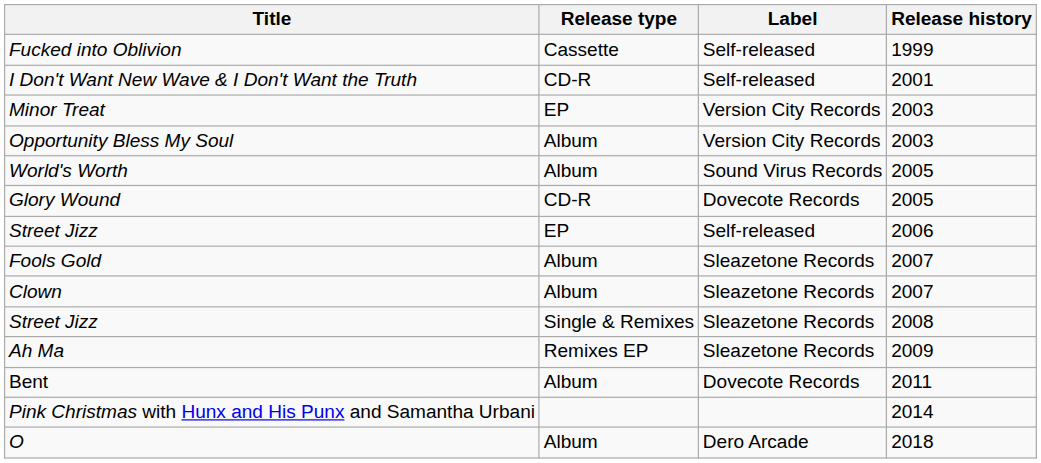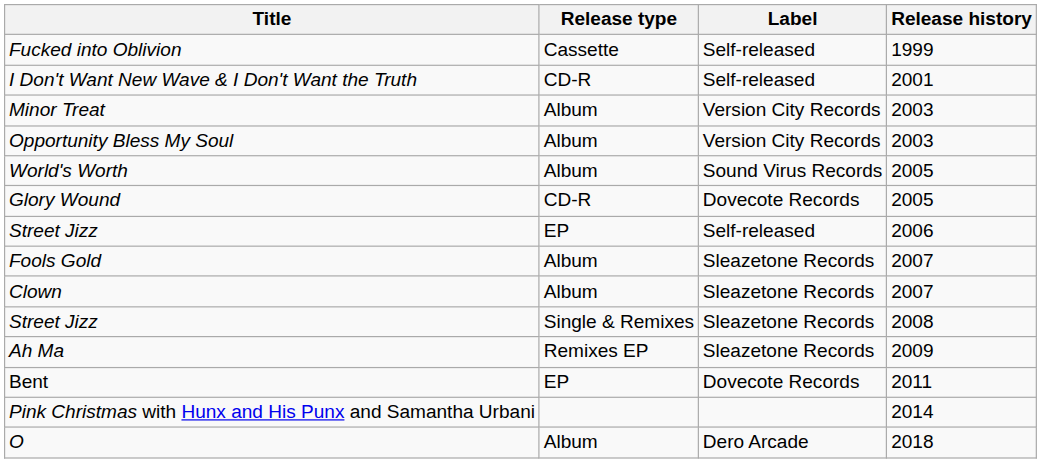(556, 110) EP -> (571, 110) Album
(571, 381) Album -> (556, 381) EP
